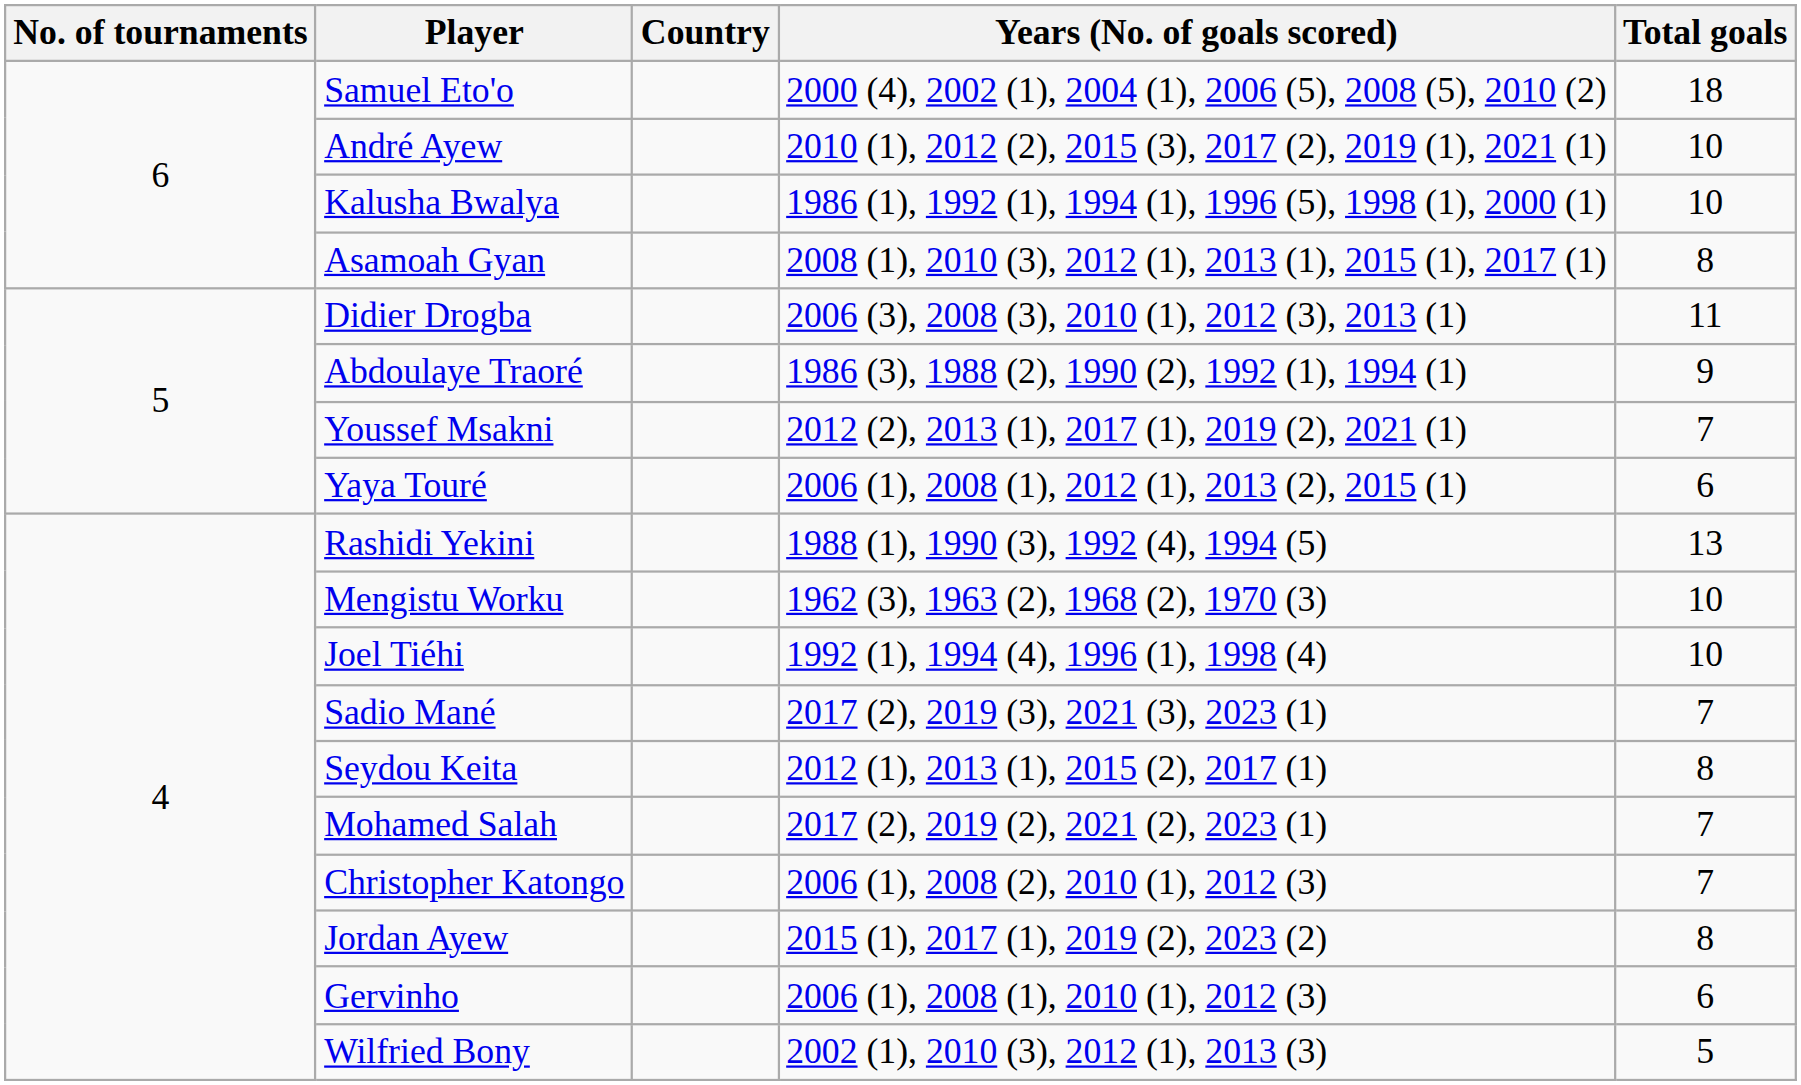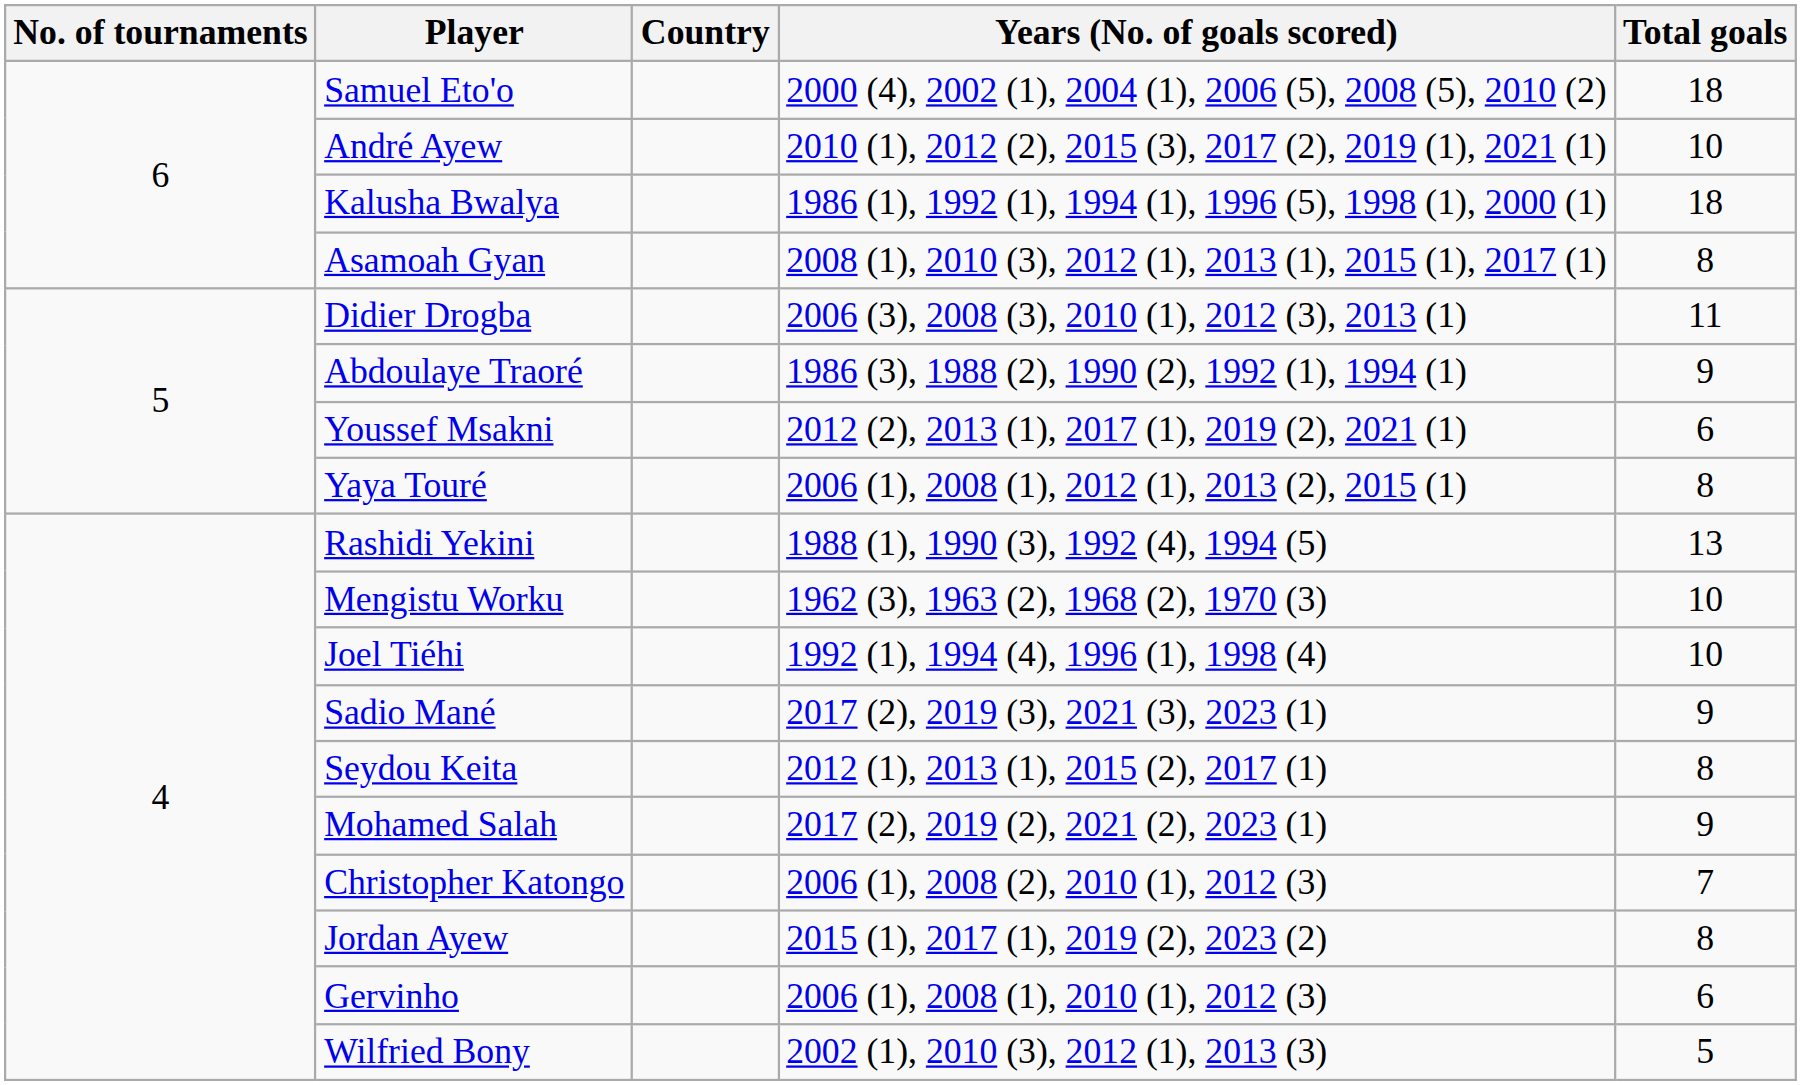(1705, 202) 10 -> (1705, 202) 18
(1705, 428) 7 -> (1705, 428) 6
(1705, 485) 6 -> (1705, 485) 8
(1705, 711) 7 -> (1705, 711) 9
(1705, 825) 7 -> (1705, 825) 9
